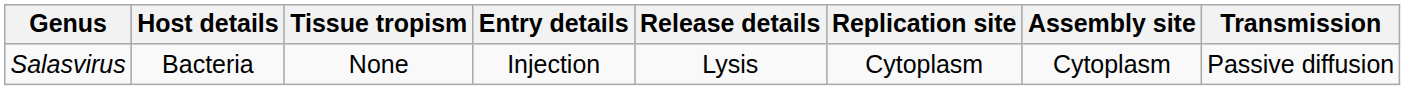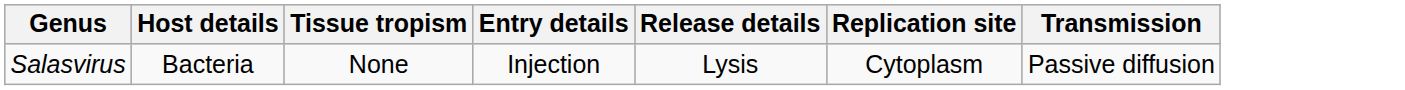- column: (1112, 24)
